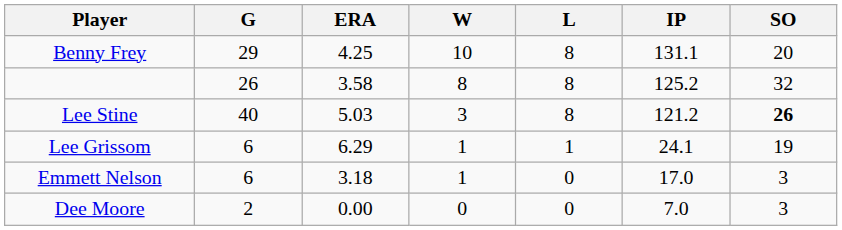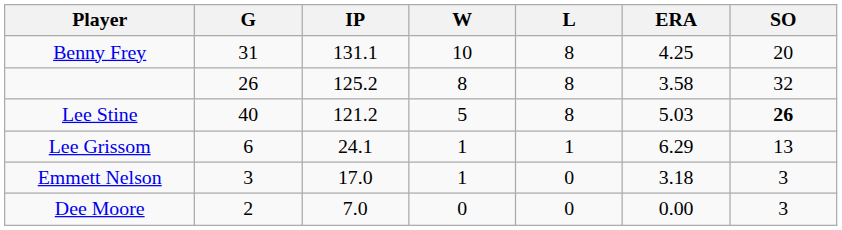columns swapped: (676, 20) <-> (355, 20)
(248, 51) 29 -> (248, 51) 31
(462, 114) 3 -> (462, 114) 5
(783, 146) 19 -> (783, 146) 13
(248, 177) 6 -> (248, 177) 3
